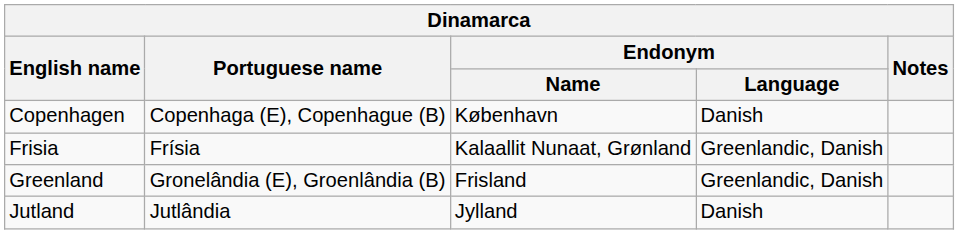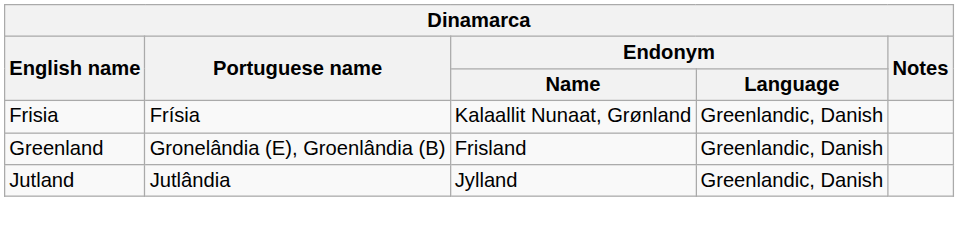- row: (67, 116)
(732, 212) Danish -> (792, 180) Greenlandic, Danish
